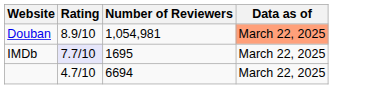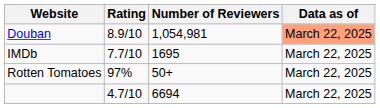(78, 53) lavender background -> (124, 53) no background
+ row: (54, 73)
